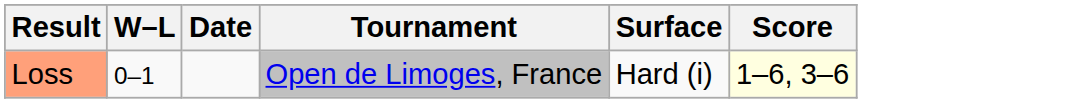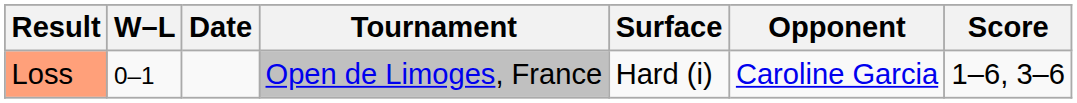+ column: (837, 27)
(793, 73) lightyellow background -> (1008, 73) no background
